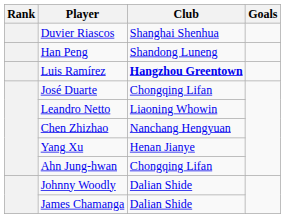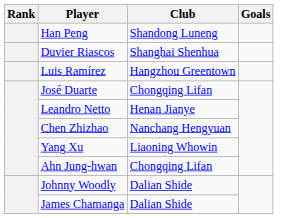rows swapped: (78, 33) <-> (64, 52)
(186, 71) bold -> (183, 71) normal
(174, 109) Liaoning Whowin -> (162, 109) Henan Jianye
(162, 147) Henan Jianye -> (174, 147) Liaoning Whowin
